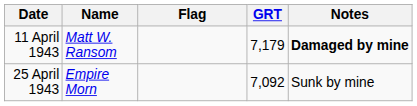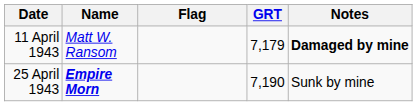(87, 82) normal -> (89, 82) bold
(267, 82) 7,092 -> (267, 82) 7,190
